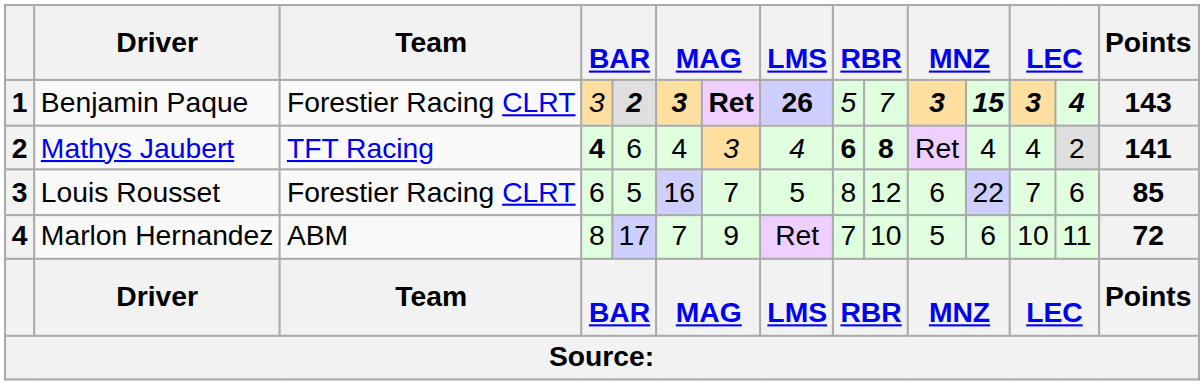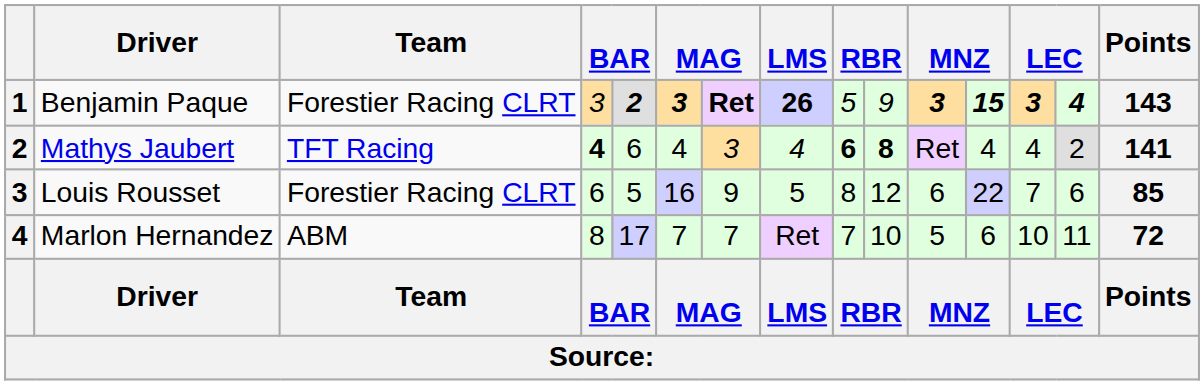(886, 103) 7 -> (886, 103) 9
(731, 192) 7 -> (731, 192) 9
(731, 236) 9 -> (731, 236) 7
